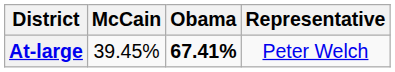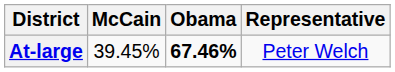(203, 50) 67.41% -> (203, 50) 67.46%
